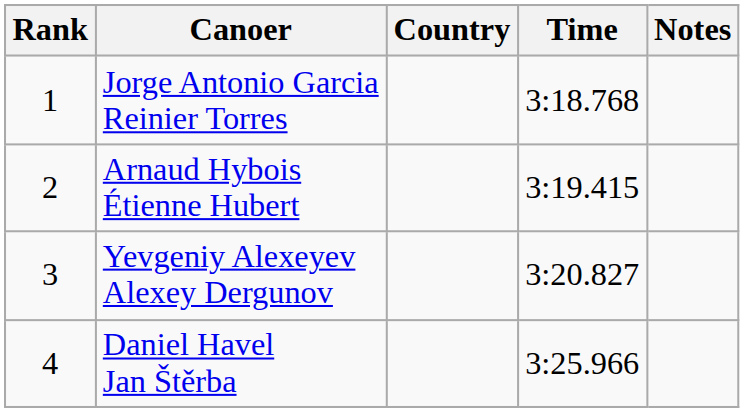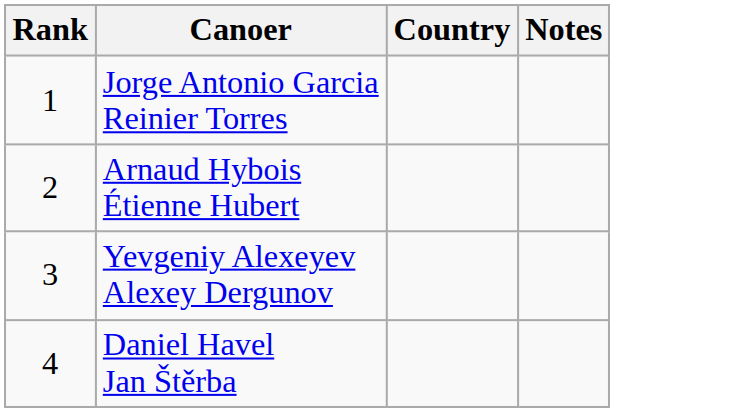- column: (582, 30)
